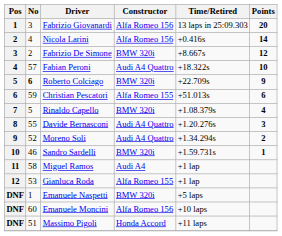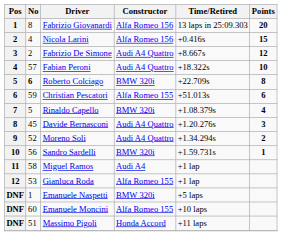(30, 25) 3 -> (30, 25) 8
(263, 39) 14 -> (263, 39) 15
(135, 53) BMW 320i -> (145, 53) Audi A4 Quattro
(263, 82) 9 -> (263, 82) 8
(32, 124) 55 -> (32, 124) 45
(32, 152) 46 -> (32, 152) 56
(145, 209) Alfa Romeo 156 -> (145, 209) Alfa Romeo 155
